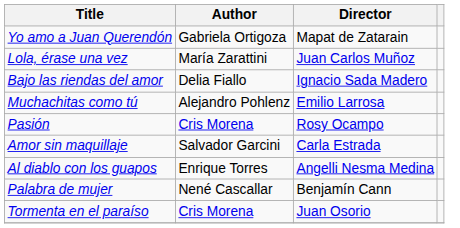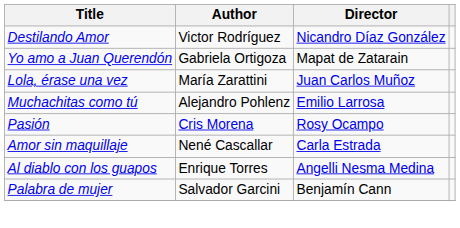+ row: (58, 37)
- row: (85, 80)
(229, 146) Salvador Garcini -> (225, 146) Nené Cascallar
(225, 189) Nené Cascallar -> (229, 189) Salvador Garcini
- row: (78, 211)
